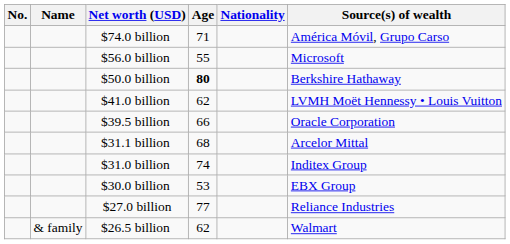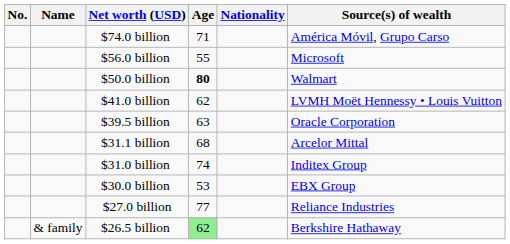(346, 79) Berkshire Hathaway -> (314, 79) Walmart
(203, 121) 66 -> (203, 121) 63
(203, 228) no background -> (203, 228) lightgreen background
(314, 228) Walmart -> (346, 228) Berkshire Hathaway
